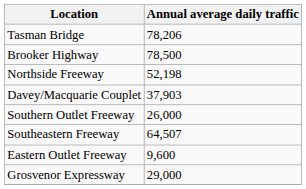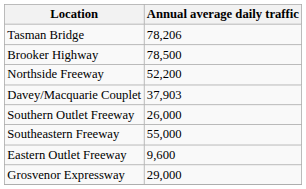(164, 74) 52,198 -> (164, 74) 52,200
(164, 134) 64,507 -> (164, 134) 55,000
